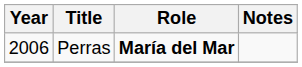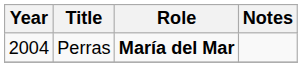(29, 47) 2006 -> (29, 47) 2004
